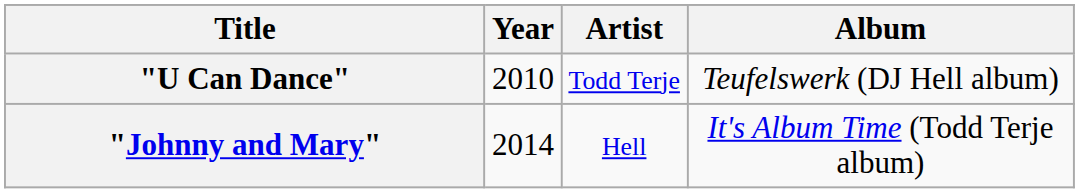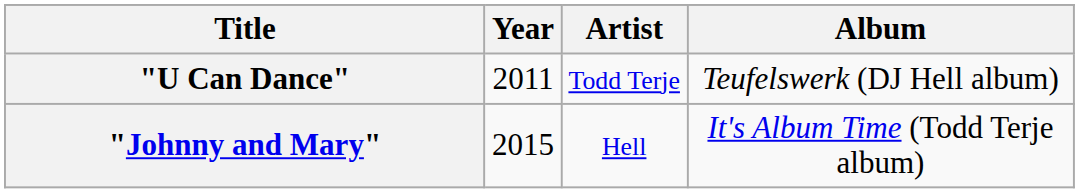(523, 78) 2010 -> (523, 78) 2011
(523, 145) 2014 -> (523, 145) 2015
